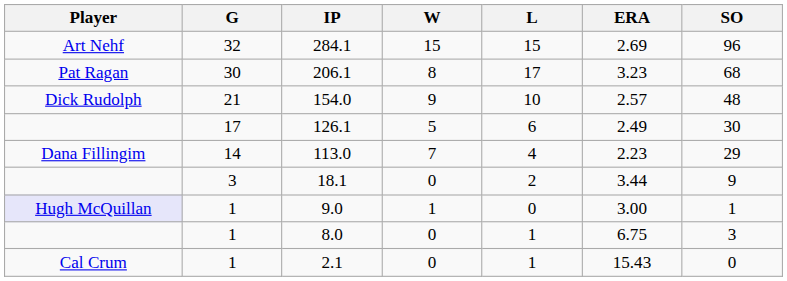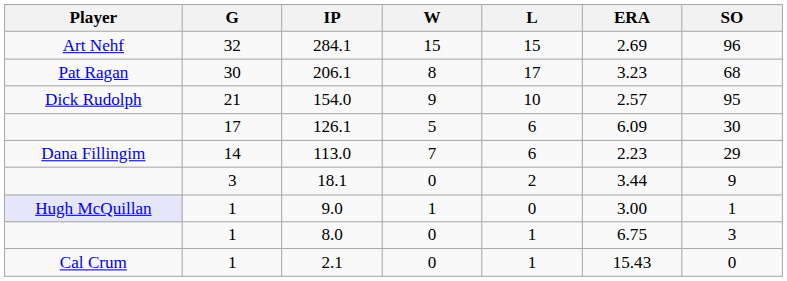(732, 99) 48 -> (732, 99) 95
(632, 126) 2.49 -> (632, 126) 6.09
(532, 153) 4 -> (532, 153) 6
